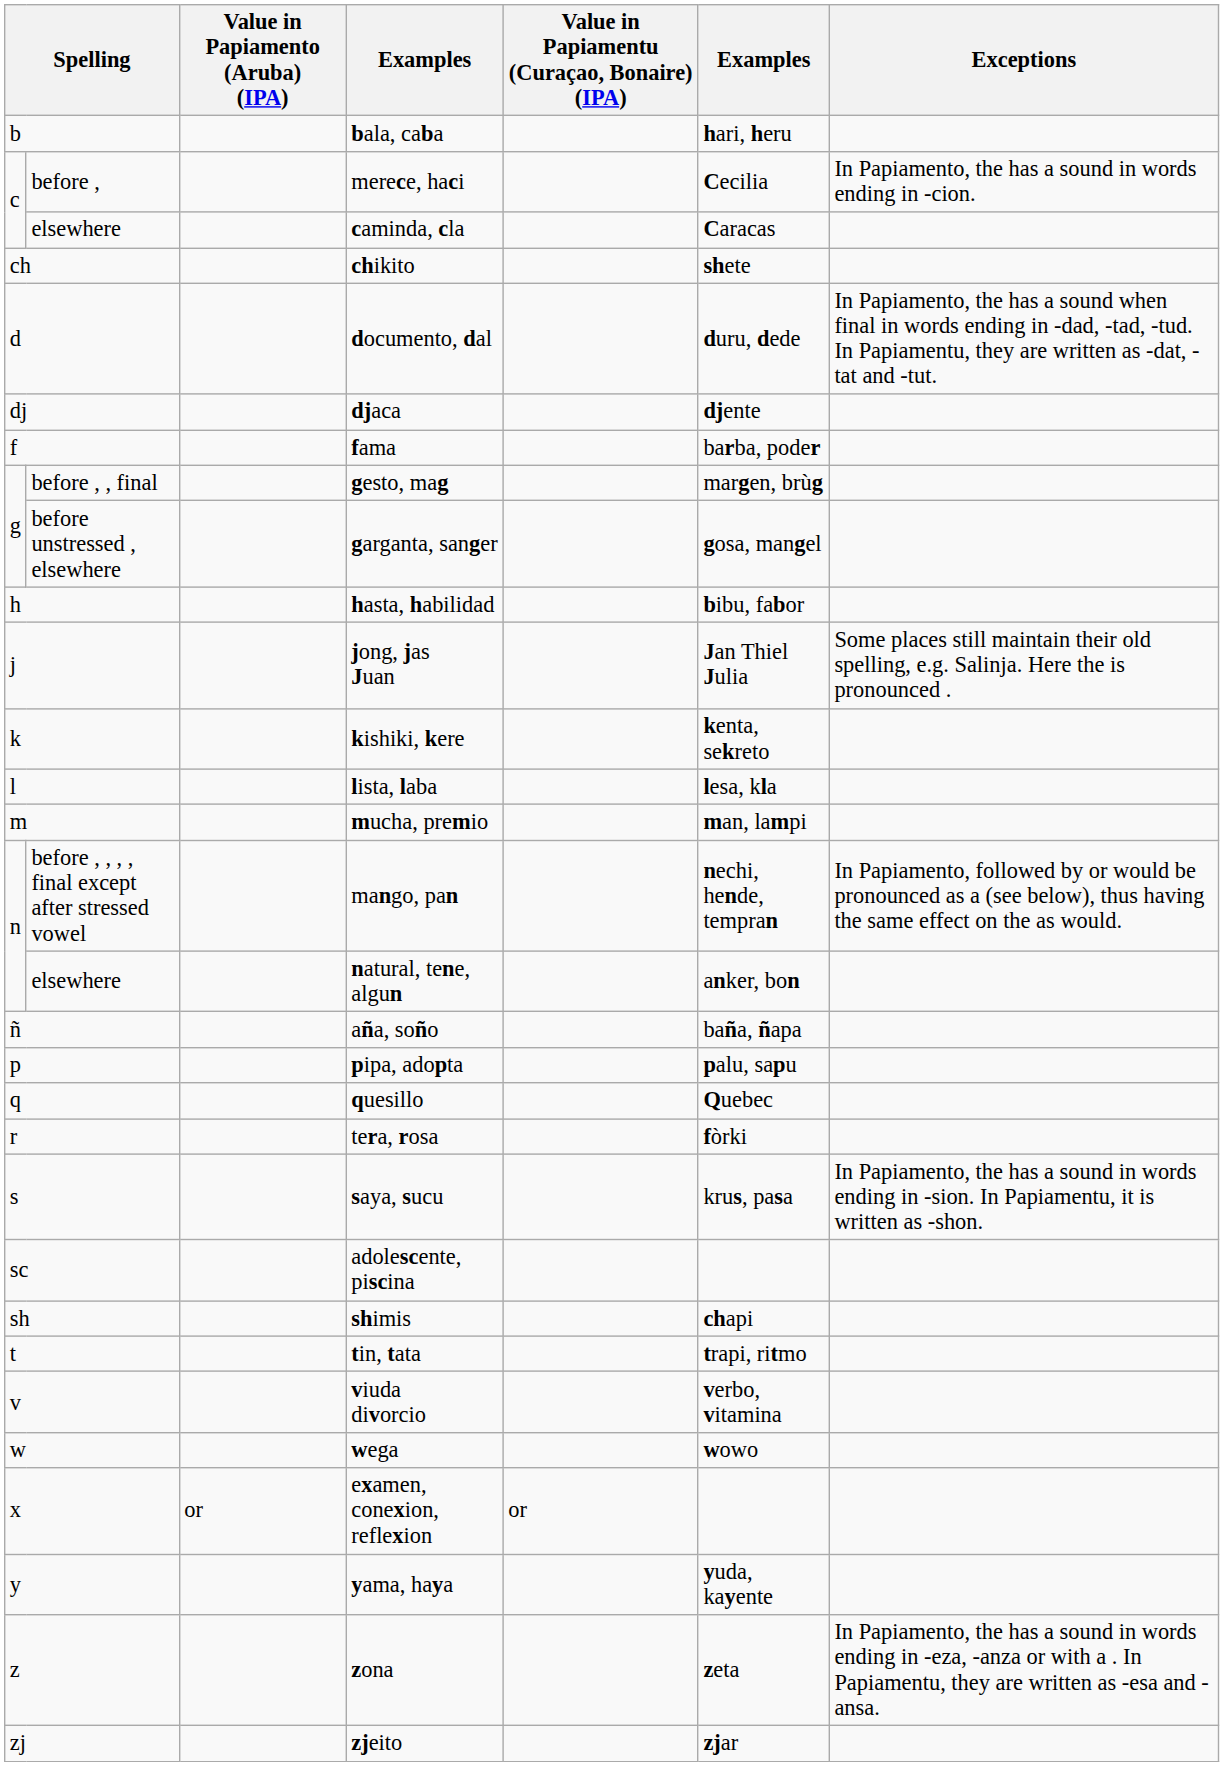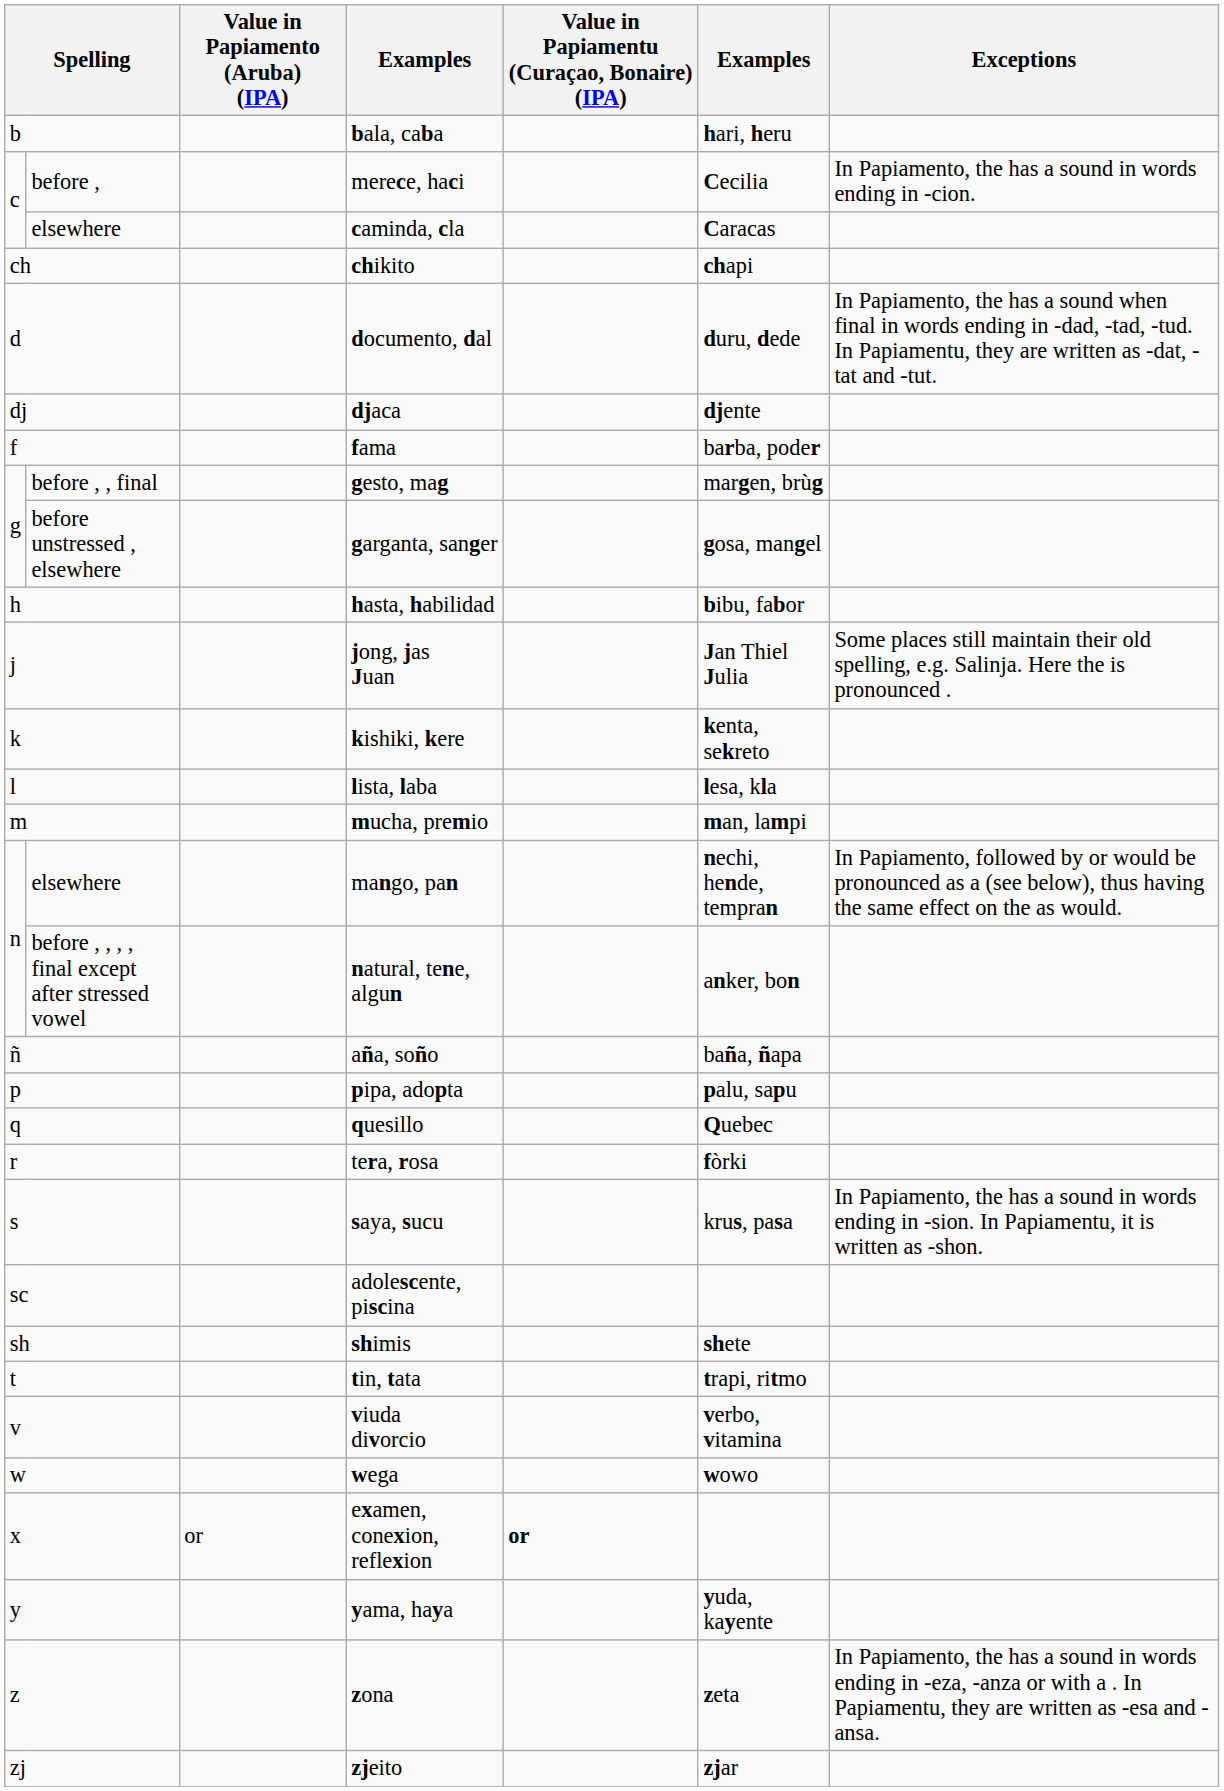(727, 265) shete -> (728, 265) chapi
(90, 895) before , , , , final except after stressed vowel -> (76, 882) elsewhere
(76, 981) elsewhere -> (90, 981) before , , , , final except after stressed vowel
(728, 1318) chapi -> (727, 1343) shete
(518, 1510) normal -> (519, 1535) bold
